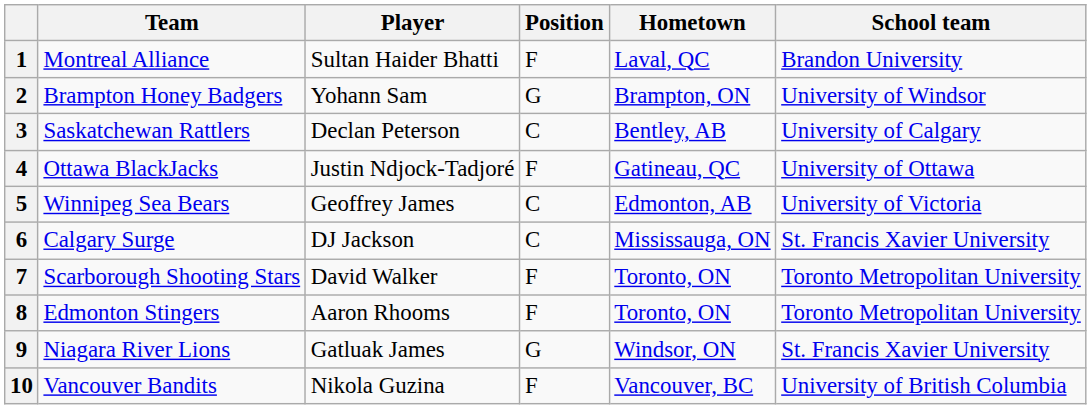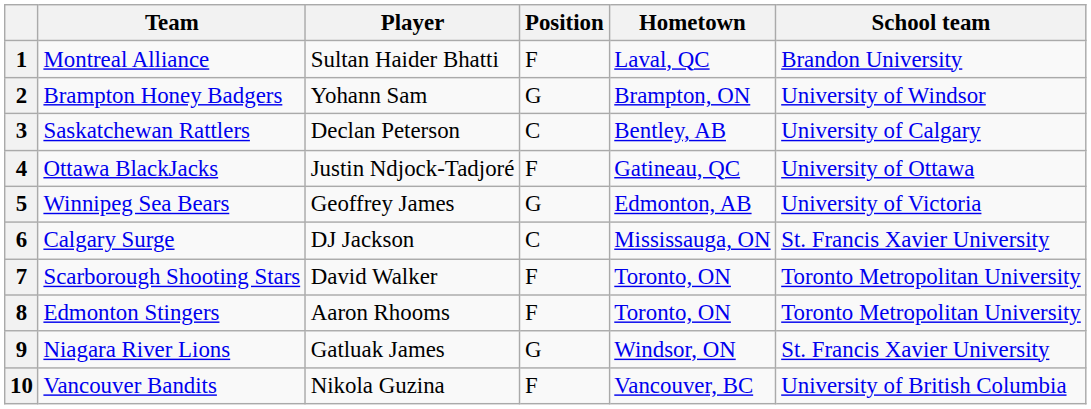(533, 204) C -> (533, 204) G
